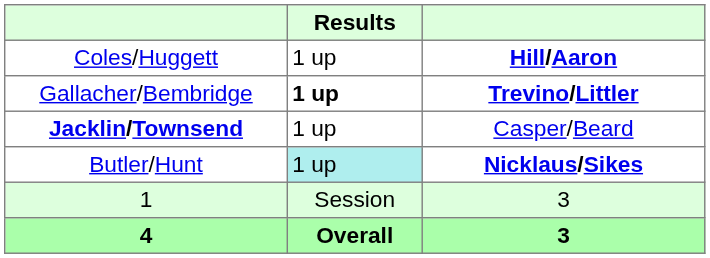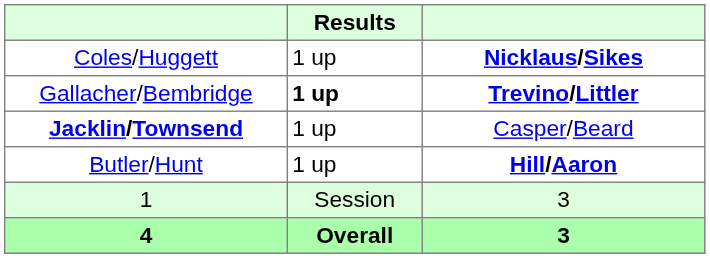(563, 57) Hill/Aaron -> (563, 57) Nicklaus/Sikes
(314, 164) paleturquoise background -> (314, 164) no background
(563, 164) Nicklaus/Sikes -> (563, 164) Hill/Aaron
